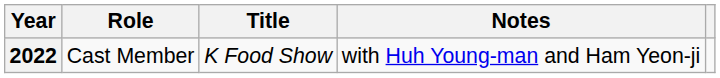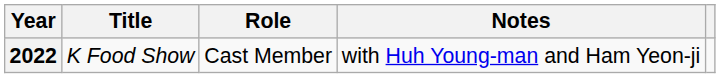columns swapped: (268, 21) <-> (131, 21)
